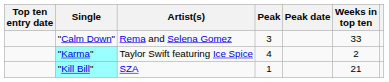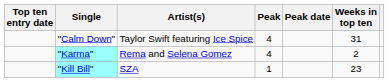(176, 38) Rema and Selena Gomez -> (186, 38) Taylor Swift featuring Ice Spice
(269, 38) 3 -> (269, 38) 4
(356, 38) 33 -> (356, 38) 31
(186, 54) Taylor Swift featuring Ice Spice -> (176, 54) Rema and Selena Gomez
(356, 69) 21 -> (356, 69) 23
